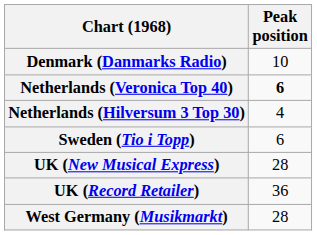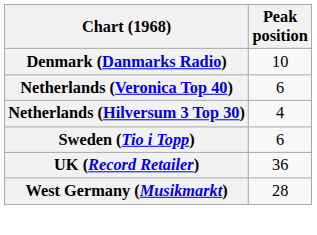(280, 87) bold -> (280, 87) normal
- row: (127, 165)
